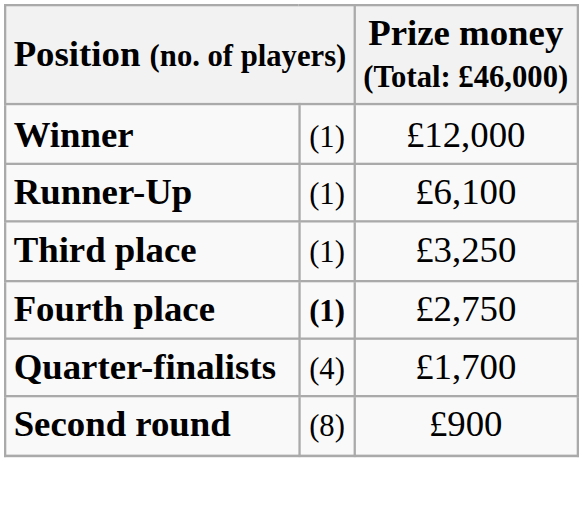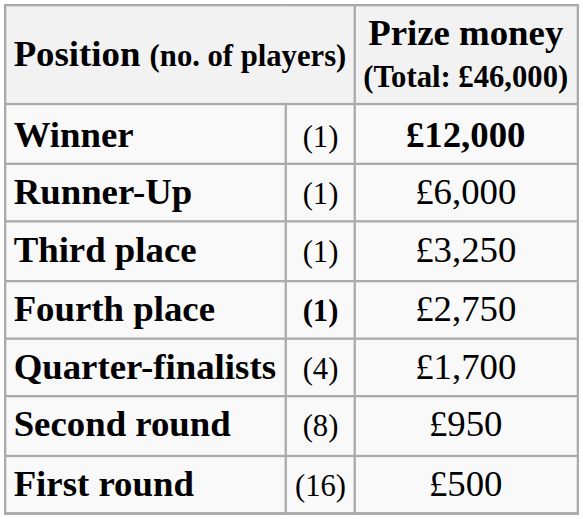(466, 133) normal -> (466, 133) bold
(466, 191) £6,100 -> (466, 191) £6,000
(466, 425) £900 -> (466, 425) £950
+ row: (104, 483)
